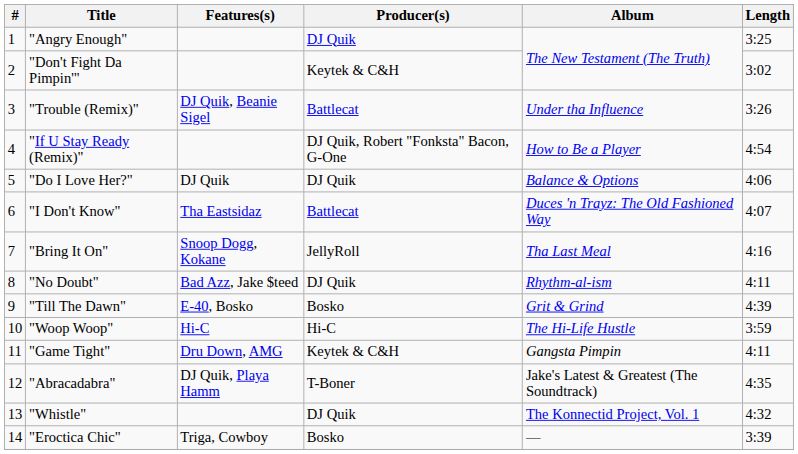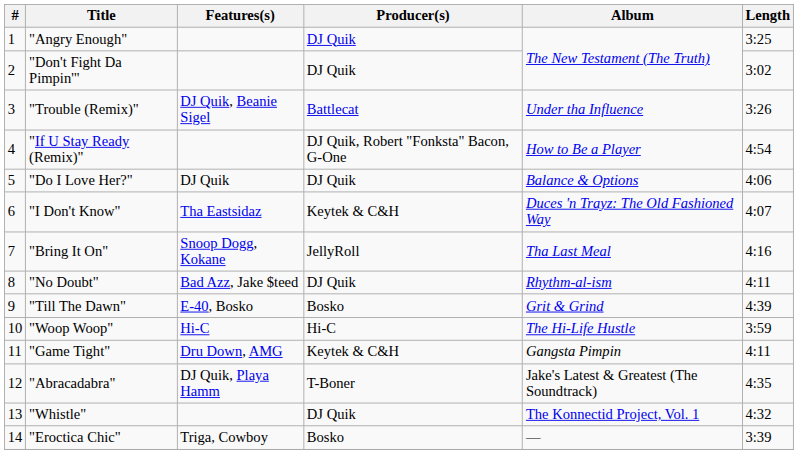(353, 70) Keytek & C&H -> (331, 70) DJ Quik
(333, 211) Battlecat -> (353, 211) Keytek & C&H
